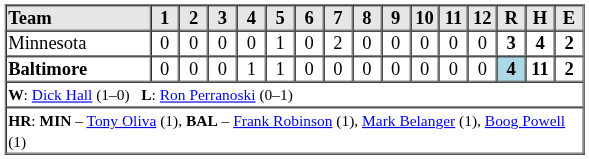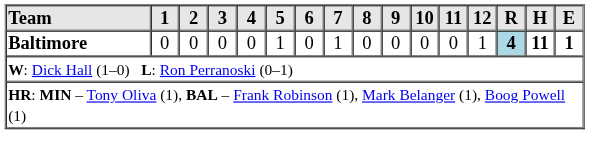- row: (47, 43)
(251, 68) 1 -> (251, 43) 0
(338, 68) 0 -> (338, 43) 1
(482, 68) 0 -> (482, 43) 1
(569, 68) 2 -> (569, 43) 1
